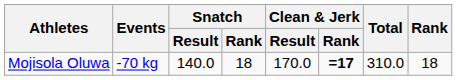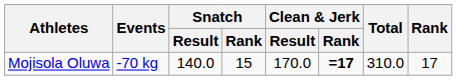(244, 64) 18 -> (244, 64) 15
(430, 64) 18 -> (430, 64) 17
